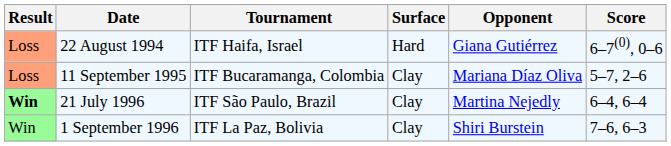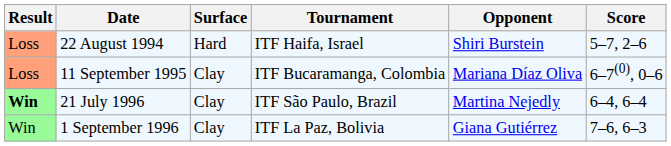columns swapped: (289, 17) <-> (419, 17)
(505, 45) Giana Gutiérrez -> (498, 43) Shiri Burstein
(626, 45) 6–7(0), 0–6 -> (618, 43) 5–7, 2–6
(618, 74) 5–7, 2–6 -> (626, 72) 6–7(0), 0–6
(498, 127) Shiri Burstein -> (505, 127) Giana Gutiérrez
